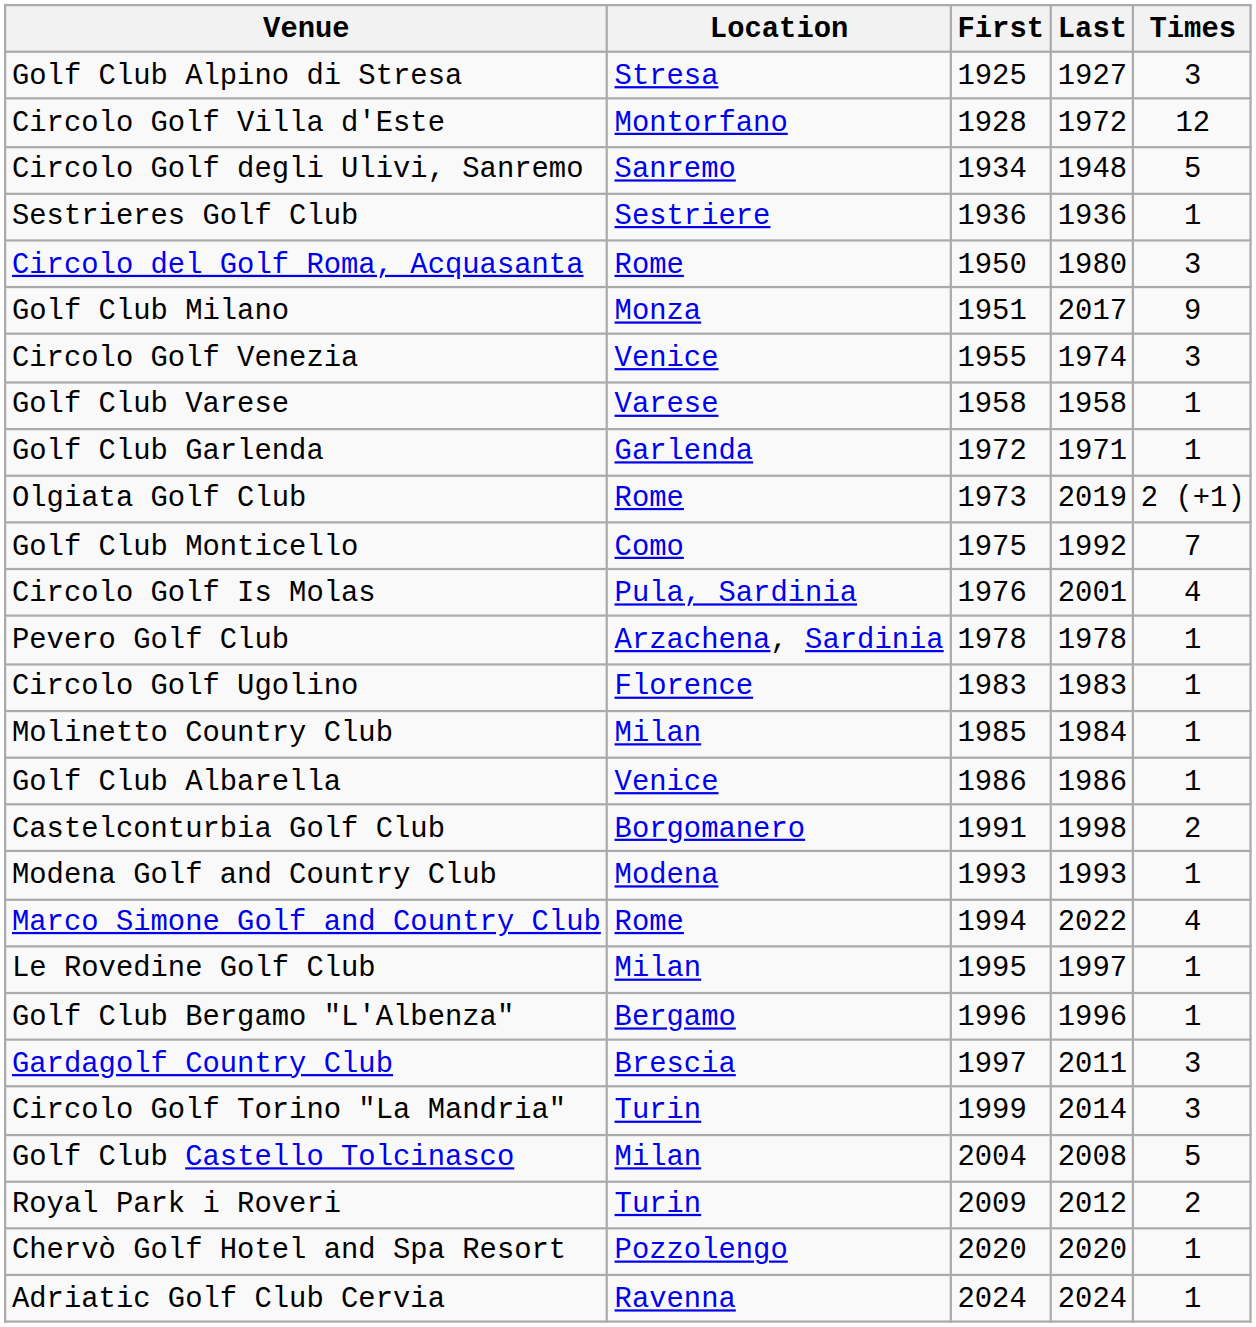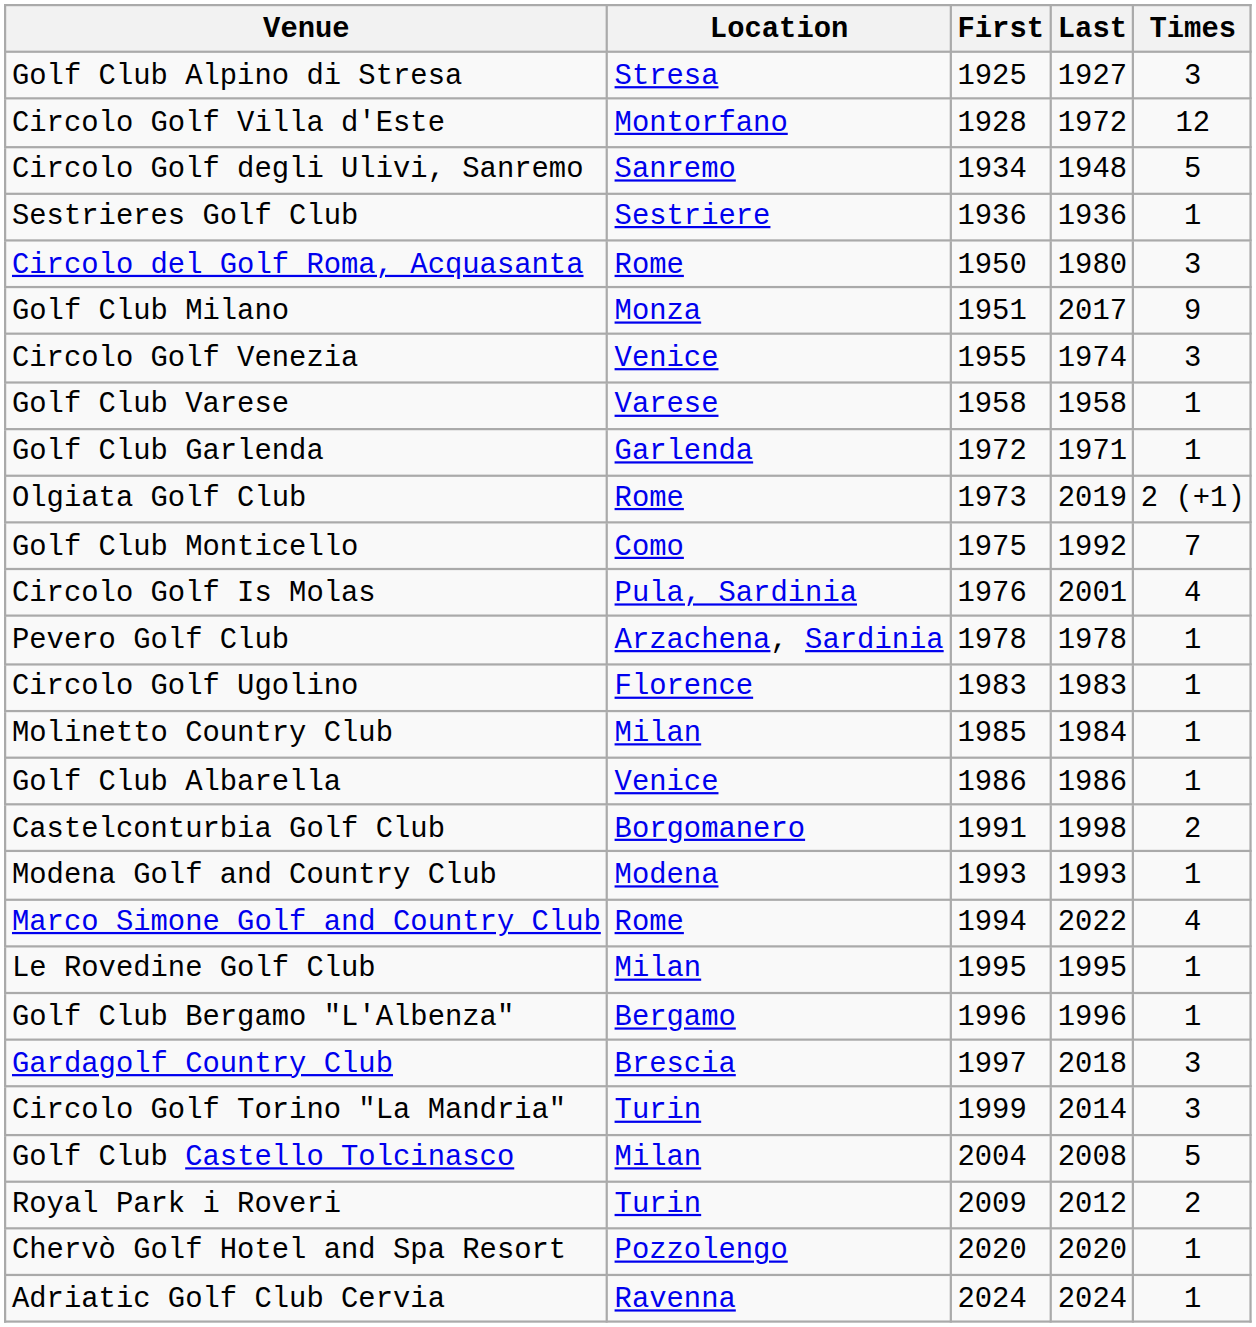(1092, 969) 1997 -> (1092, 969) 1995
(1092, 1063) 2011 -> (1092, 1063) 2018
